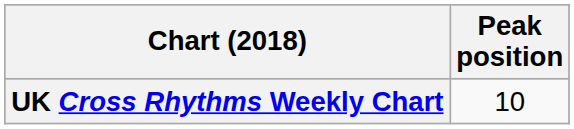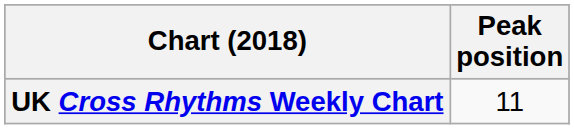(510, 100) 10 -> (510, 100) 11
